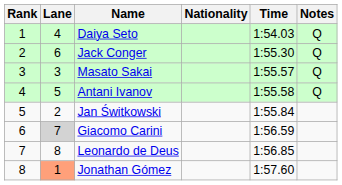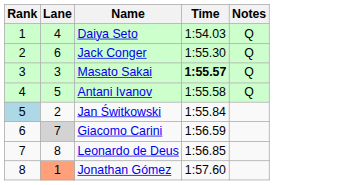- column: (216, 14)
(274, 72) normal -> (205, 72) bold
(22, 111) no background -> (22, 111) lightblue background
